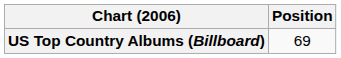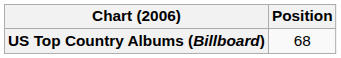(302, 41) 69 -> (302, 41) 68
